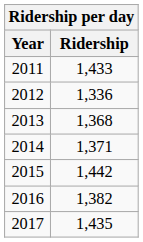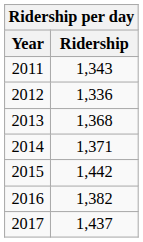(94, 69) 1,433 -> (94, 69) 1,343
(94, 224) 1,435 -> (94, 224) 1,437
